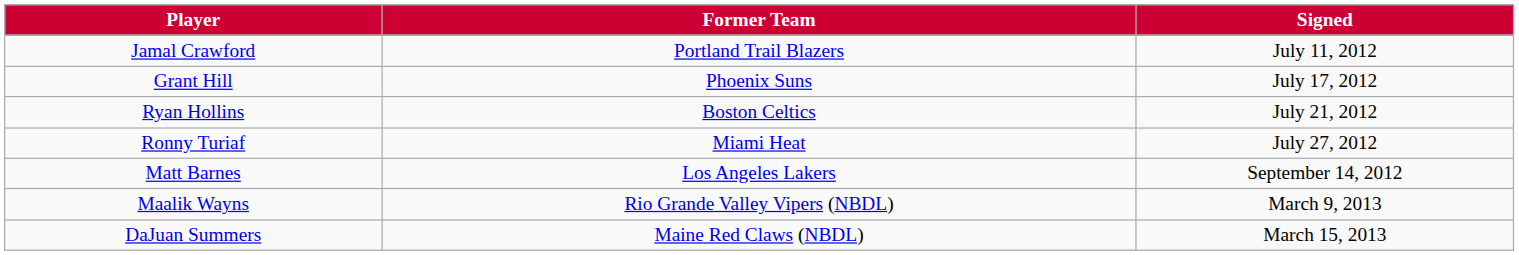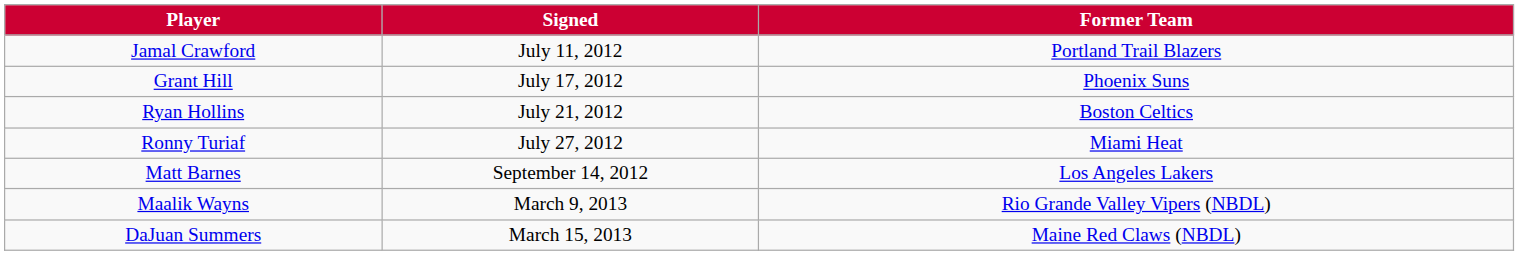columns swapped: (1325, 19) <-> (759, 19)
